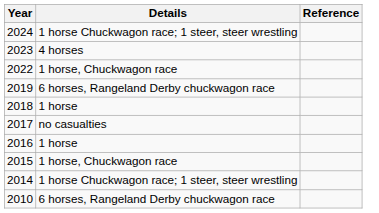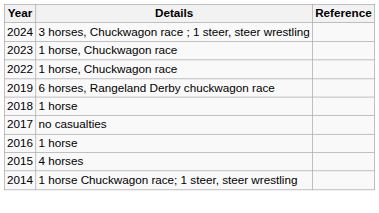(168, 32) 1 horse Chuckwagon race; 1 steer, steer wrestling -> (174, 32) 3 horses, Chuckwagon race ; 1 steer, steer wrestling
(61, 50) 4 horses -> (108, 50) 1 horse, Chuckwagon race
(108, 161) 1 horse, Chuckwagon race -> (61, 161) 4 horses
- row: (20, 198)
